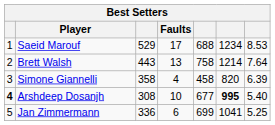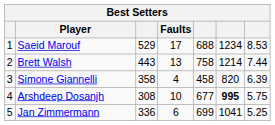(257, 63) 7.64 -> (257, 63) 7.44
(10, 96) bold -> (10, 96) normal
(257, 96) 5.40 -> (257, 96) 5.75
